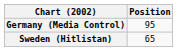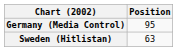(150, 39) 65 -> (150, 39) 63
